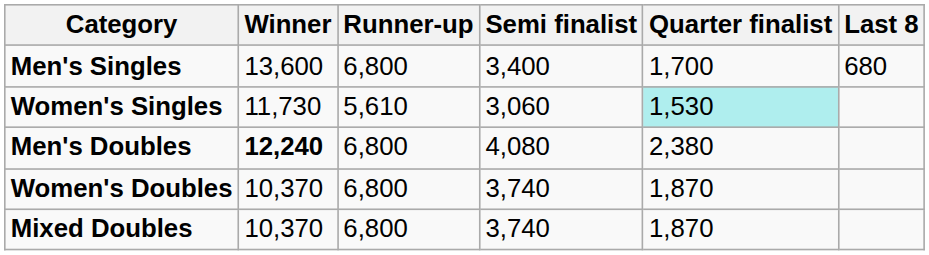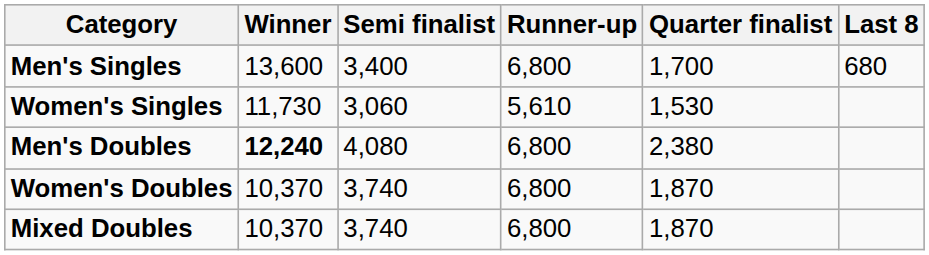columns swapped: (408, 24) <-> (561, 24)
(681, 106) paleturquoise background -> (681, 106) no background
